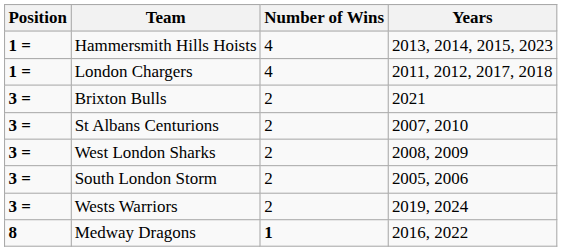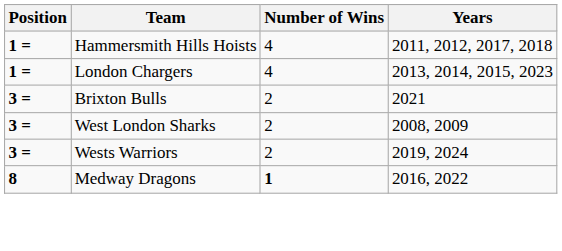(472, 44) 2013, 2014, 2015, 2023 -> (472, 44) 2011, 2012, 2017, 2018
(472, 71) 2011, 2012, 2017, 2018 -> (472, 71) 2013, 2014, 2015, 2023
- row: (147, 125)
- row: (146, 179)
